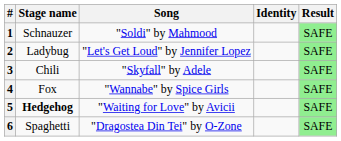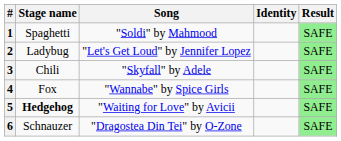(48, 32) Schnauzer -> (48, 32) Spaghetti
(48, 126) Spaghetti -> (48, 126) Schnauzer
